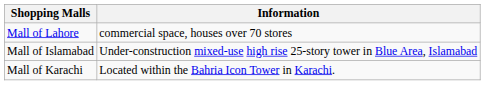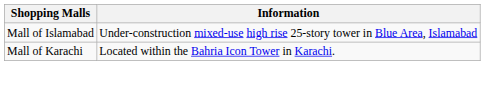- row: (43, 32)
